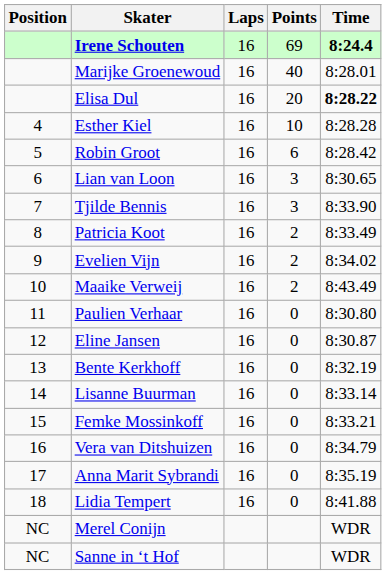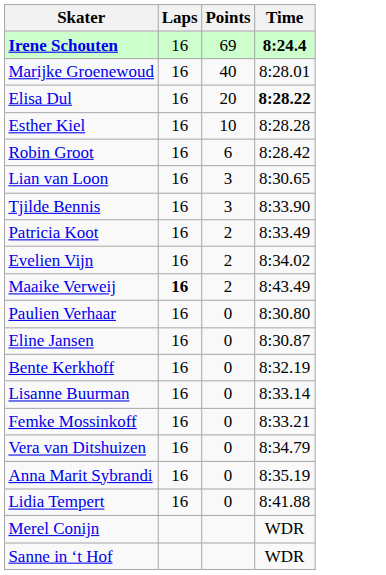- column: (38, 17)
(246, 286) normal -> (180, 286) bold
